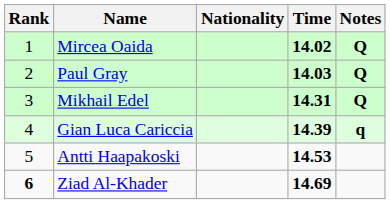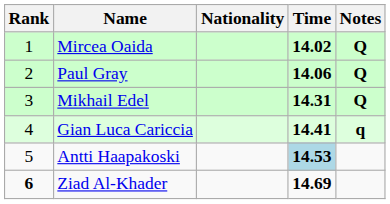(312, 73) 14.03 -> (312, 73) 14.06
(312, 128) 14.39 -> (312, 128) 14.41
(312, 156) no background -> (312, 156) lightblue background
